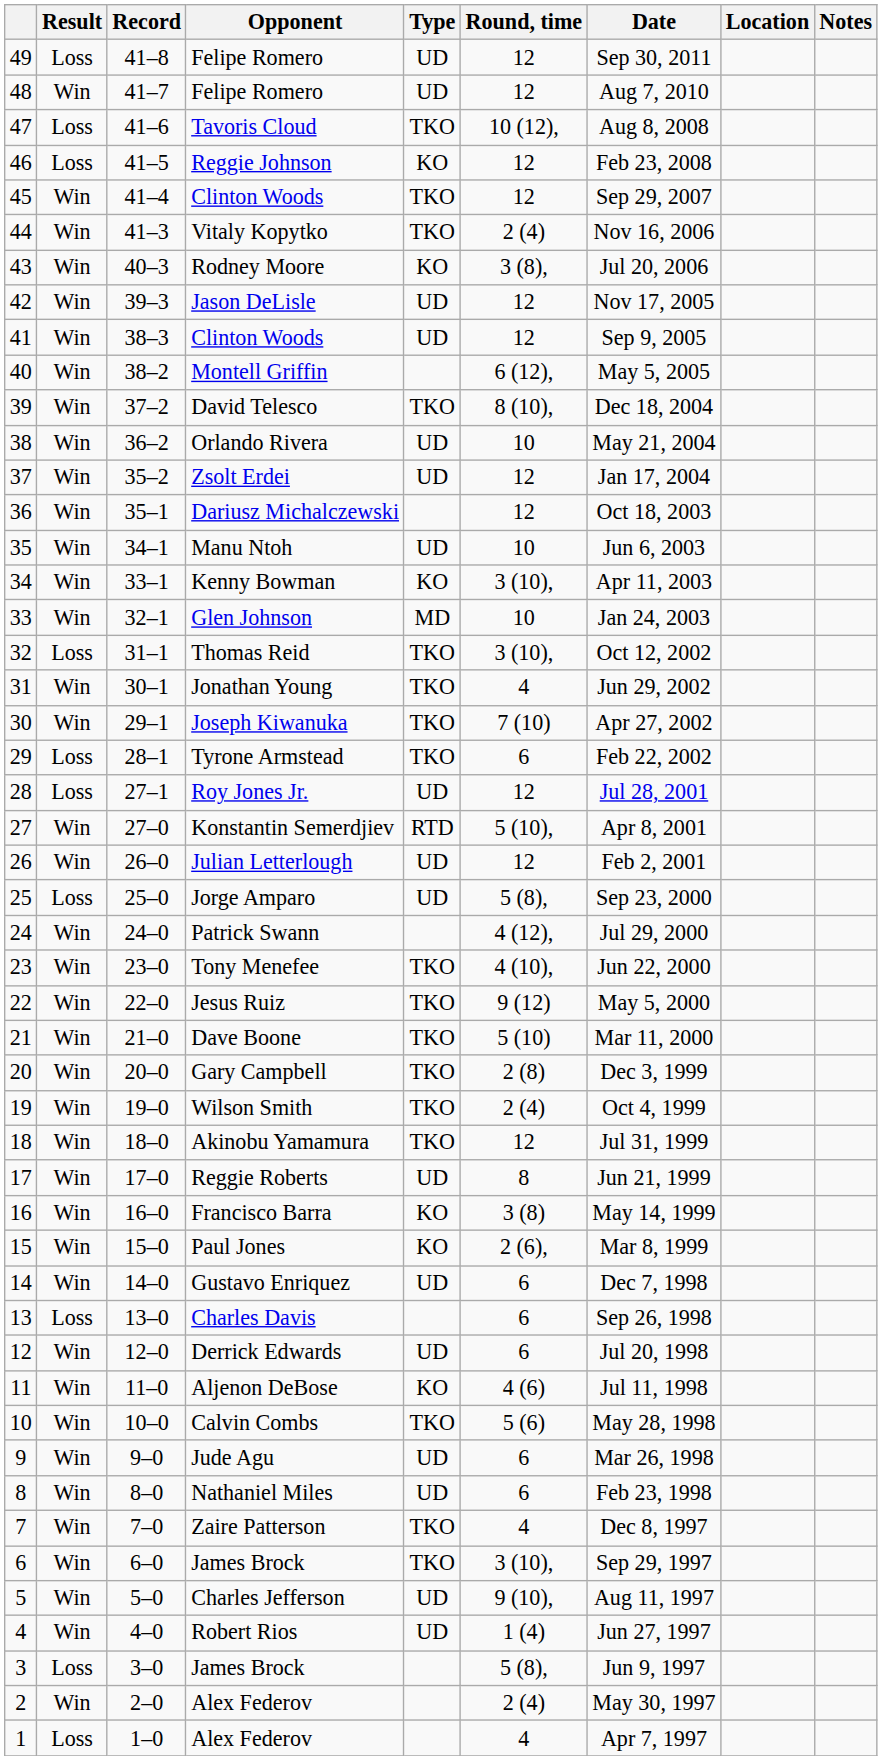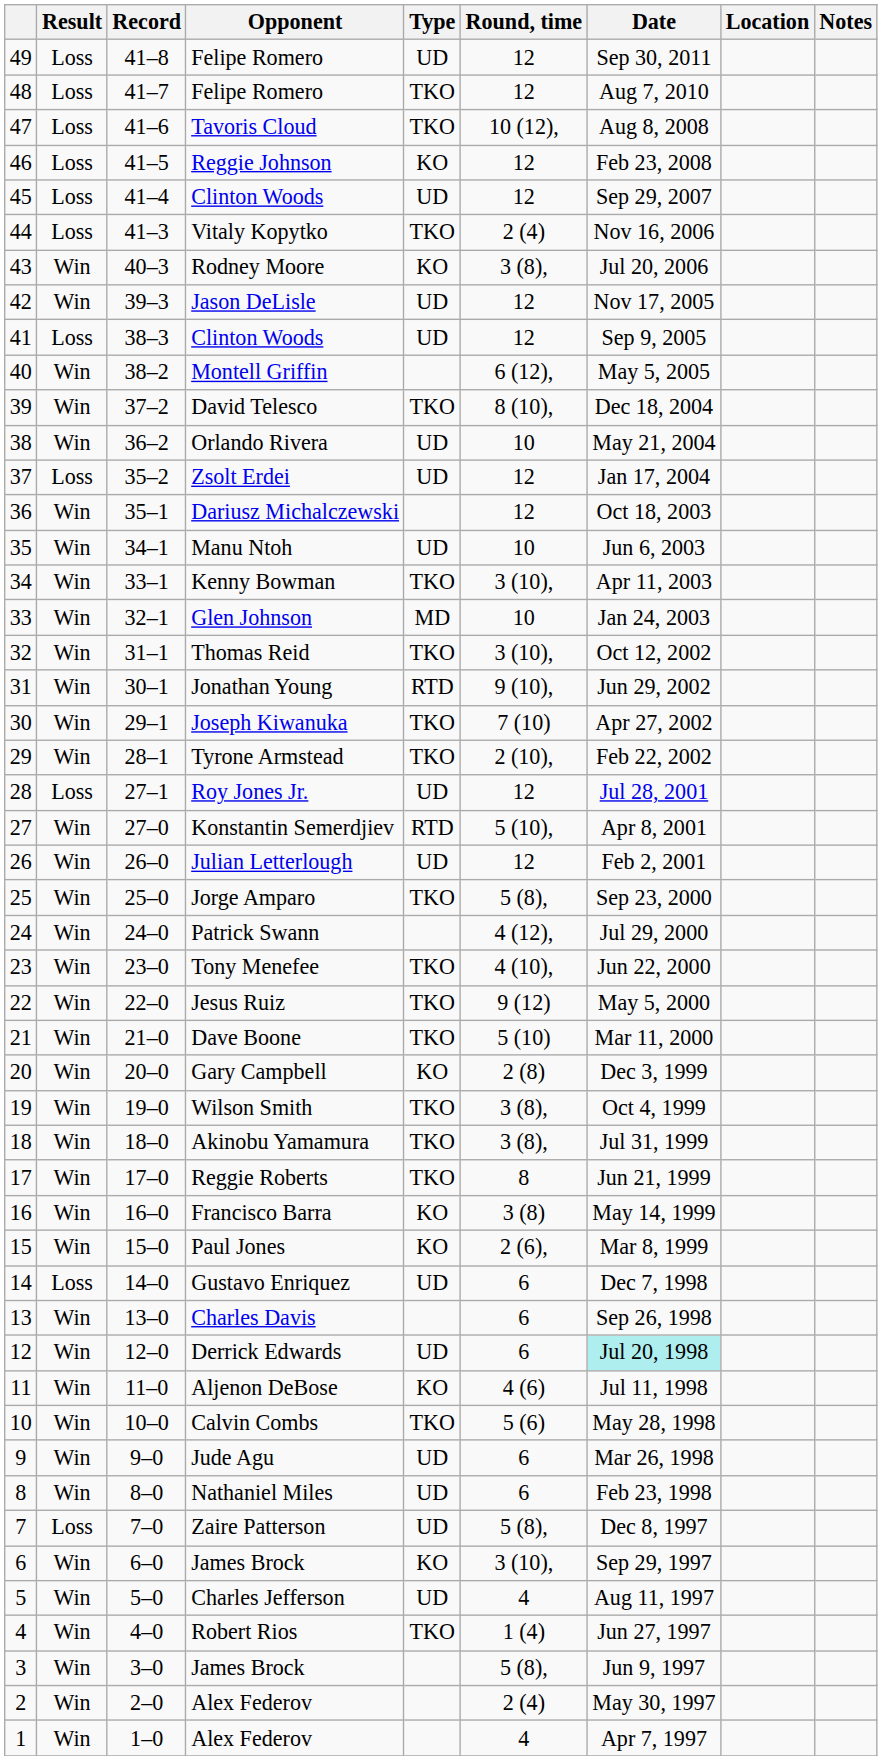(72, 92) Win -> (72, 92) Loss
(432, 92) UD -> (432, 92) TKO
(72, 197) Win -> (72, 197) Loss
(432, 197) TKO -> (432, 197) UD
(72, 232) Win -> (72, 232) Loss
(72, 337) Win -> (72, 337) Loss
(72, 477) Win -> (72, 477) Loss
(432, 582) KO -> (432, 582) TKO
(72, 652) Loss -> (72, 652) Win
(432, 687) TKO -> (432, 687) RTD
(524, 687) 4 -> (524, 687) 9 (10),
(72, 757) Loss -> (72, 757) Win
(524, 757) 6 -> (524, 757) 2 (10),
(72, 897) Loss -> (72, 897) Win
(432, 897) UD -> (432, 897) TKO
(432, 1072) TKO -> (432, 1072) KO
(524, 1107) 2 (4) -> (524, 1107) 3 (8),
(524, 1142) 12 -> (524, 1142) 3 (8),
(432, 1177) UD -> (432, 1177) TKO
(72, 1282) Win -> (72, 1282) Loss
(72, 1317) Loss -> (72, 1317) Win
(654, 1352) no background -> (654, 1352) paleturquoise background
(72, 1527) Win -> (72, 1527) Loss
(432, 1527) TKO -> (432, 1527) UD
(524, 1527) 4 -> (524, 1527) 5 (8),
(432, 1562) TKO -> (432, 1562) KO
(524, 1597) 9 (10), -> (524, 1597) 4
(432, 1632) UD -> (432, 1632) TKO
(72, 1667) Loss -> (72, 1667) Win
(72, 1737) Loss -> (72, 1737) Win
